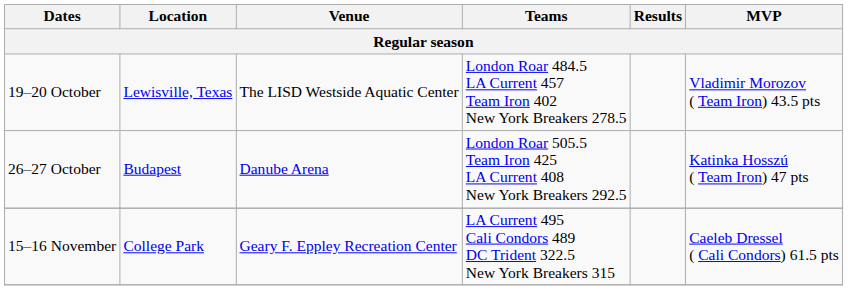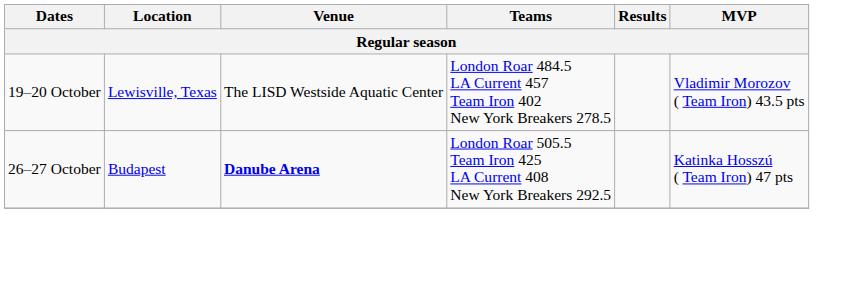(284, 169) normal -> (272, 169) bold
- row: (62, 246)
